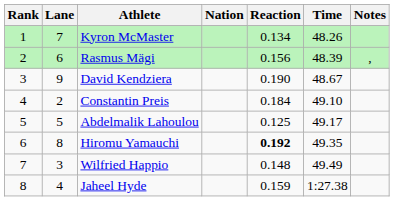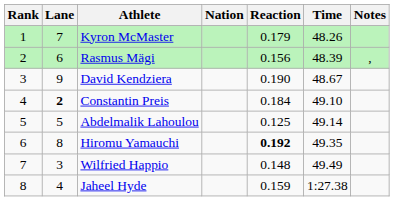(275, 36) 0.134 -> (275, 36) 0.179
(60, 100) normal -> (60, 100) bold
(327, 121) 49.17 -> (327, 121) 49.14
